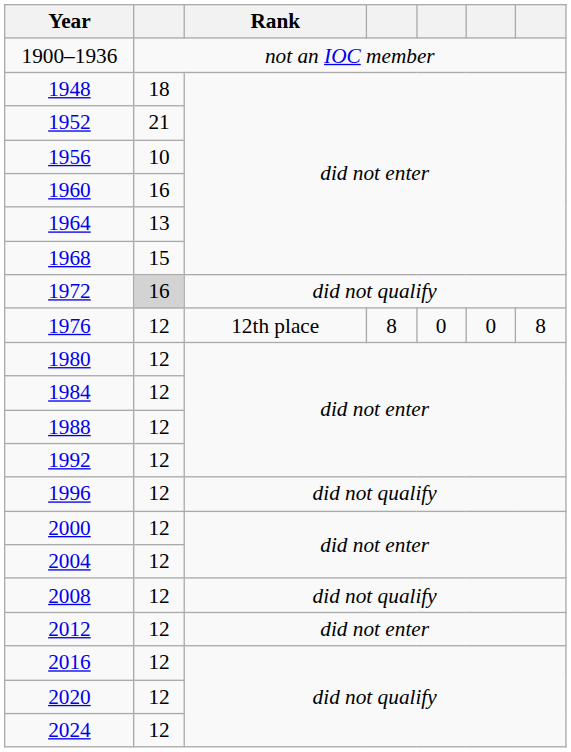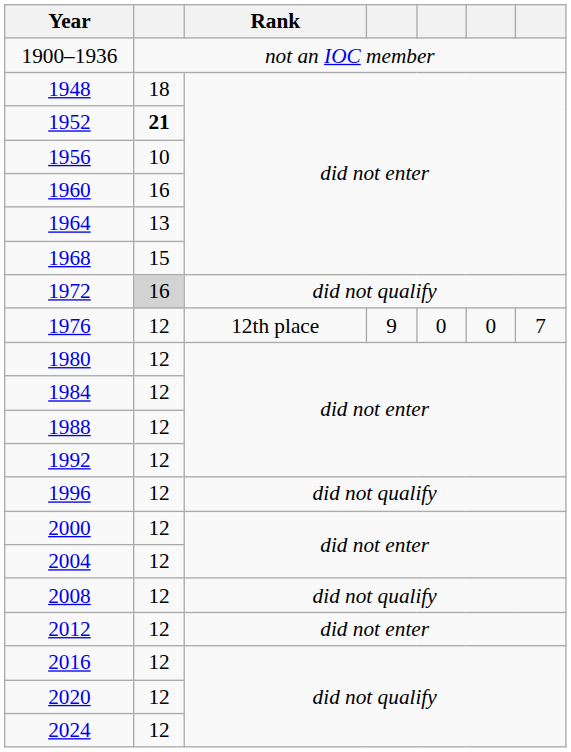(159, 122) normal -> (159, 122) bold
(391, 325) 8 -> (391, 325) 9
(541, 325) 8 -> (541, 325) 7
